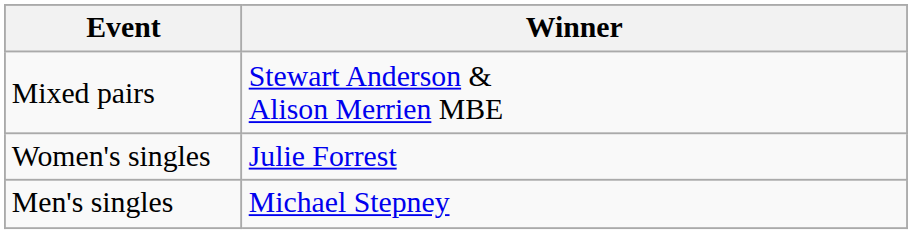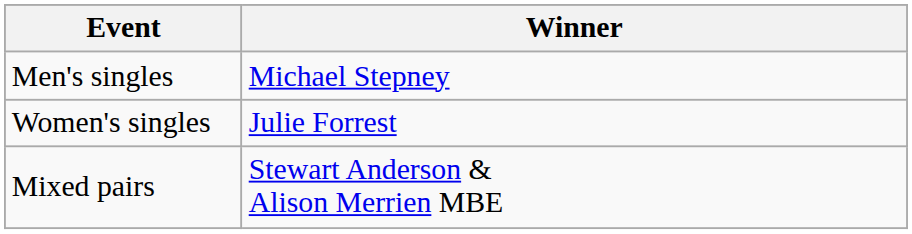rows swapped: (93, 203) <-> (83, 92)
